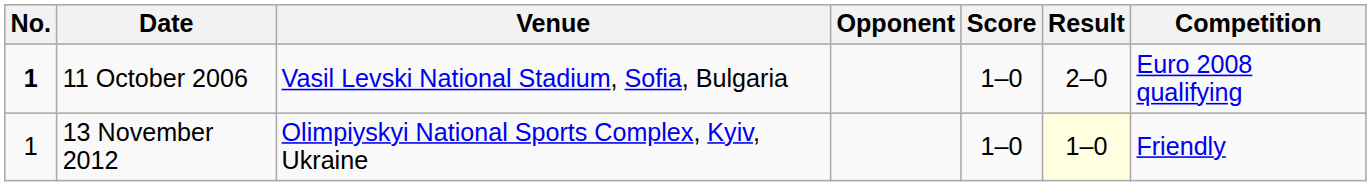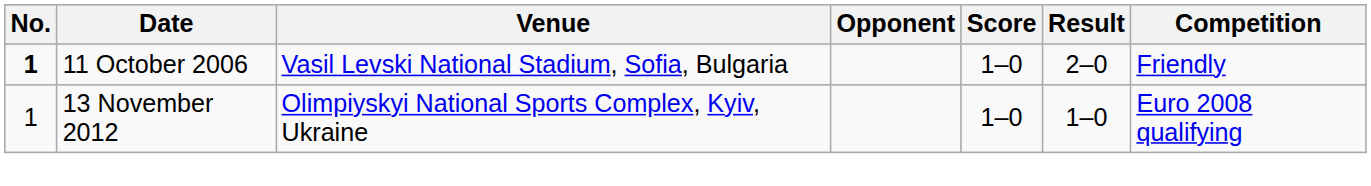(1194, 78) Euro 2008 qualifying -> (1181, 64) Friendly
(1086, 146) lightyellow background -> (1086, 118) no background
(1181, 146) Friendly -> (1194, 118) Euro 2008 qualifying
